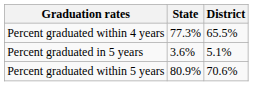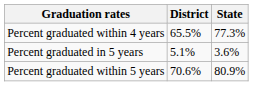columns swapped: (226, 14) <-> (185, 14)
